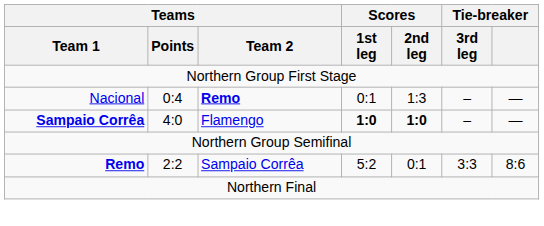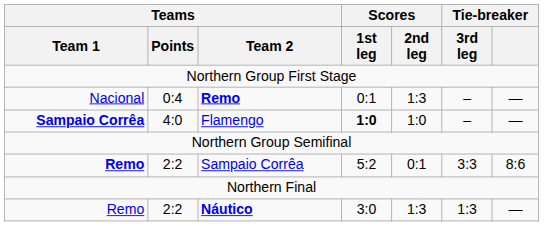(417, 120) bold -> (417, 120) normal
+ row: (227, 210)
